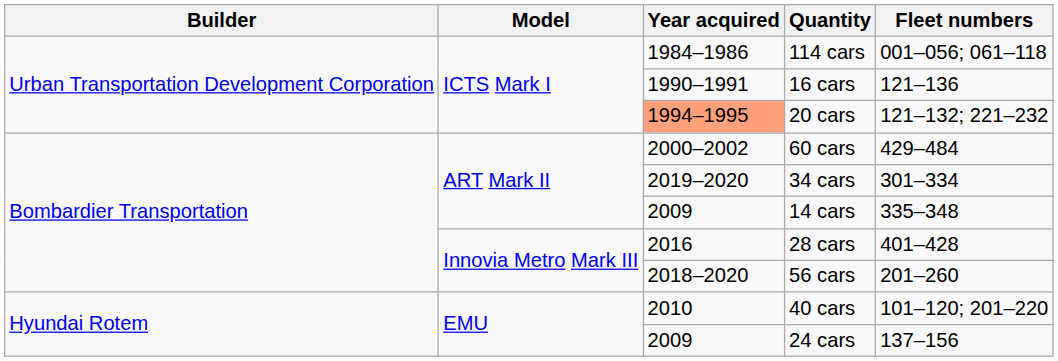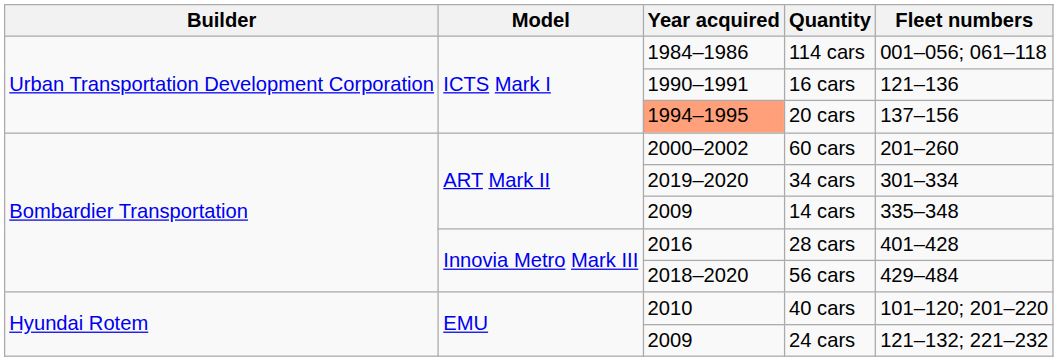(964, 116) 121–132; 221–232 -> (919, 116) 137–156
(919, 148) 429–484 -> (919, 148) 201–260
(919, 276) 201–260 -> (919, 276) 429–484
(919, 340) 137–156 -> (964, 340) 121–132; 221–232
